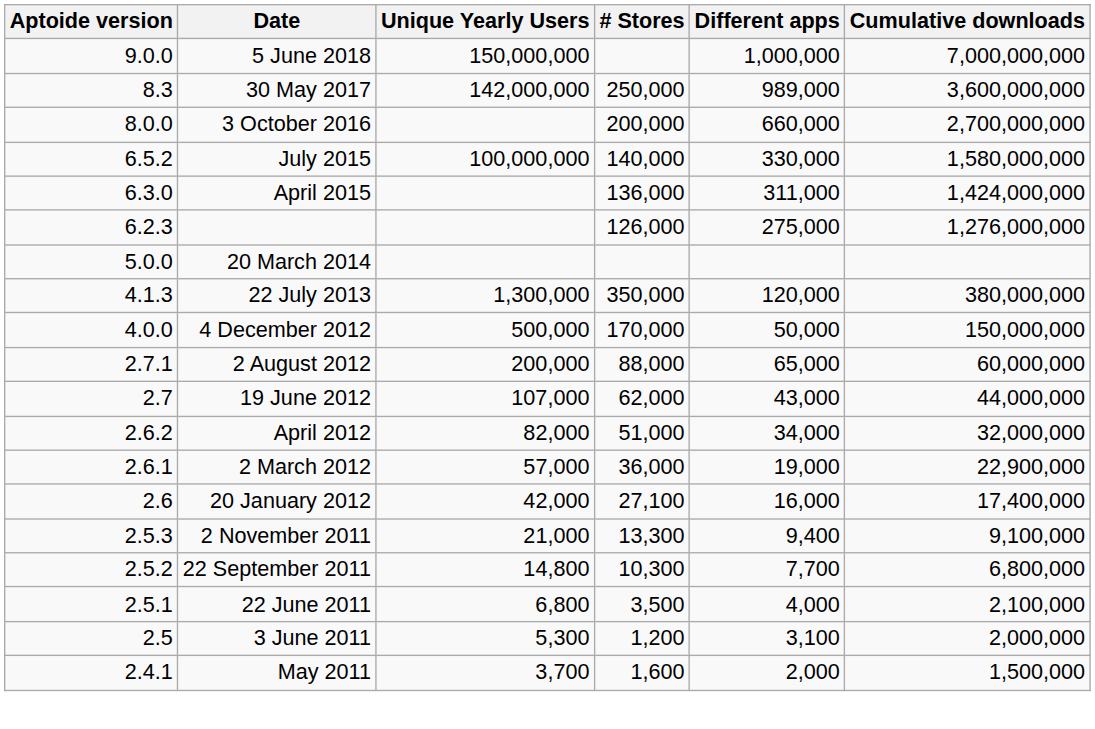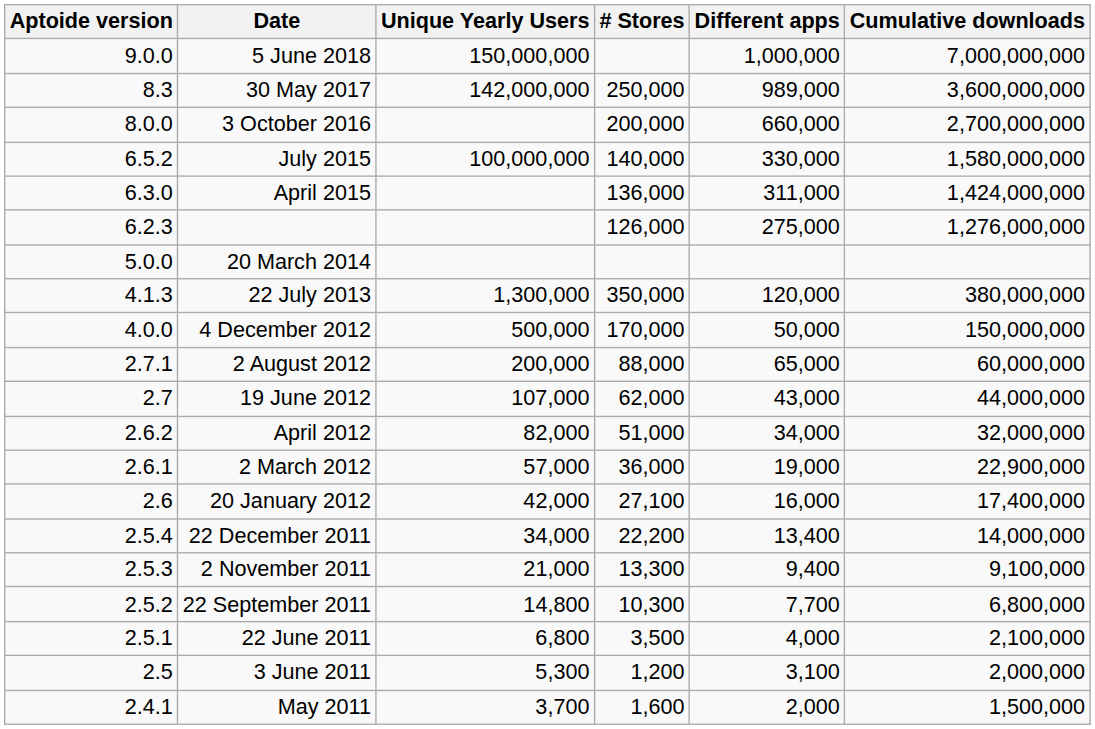+ row: (280, 535)
